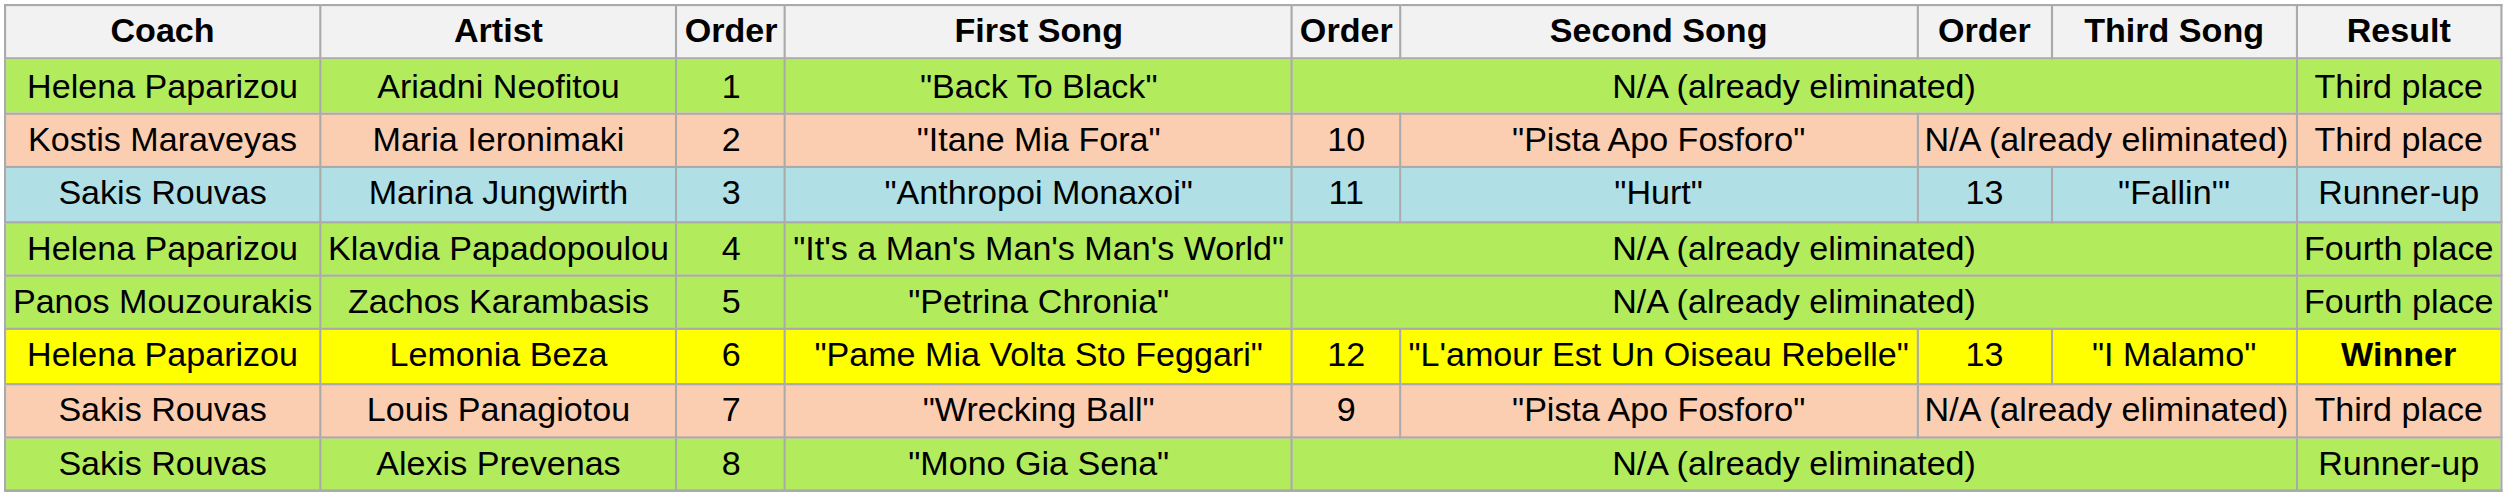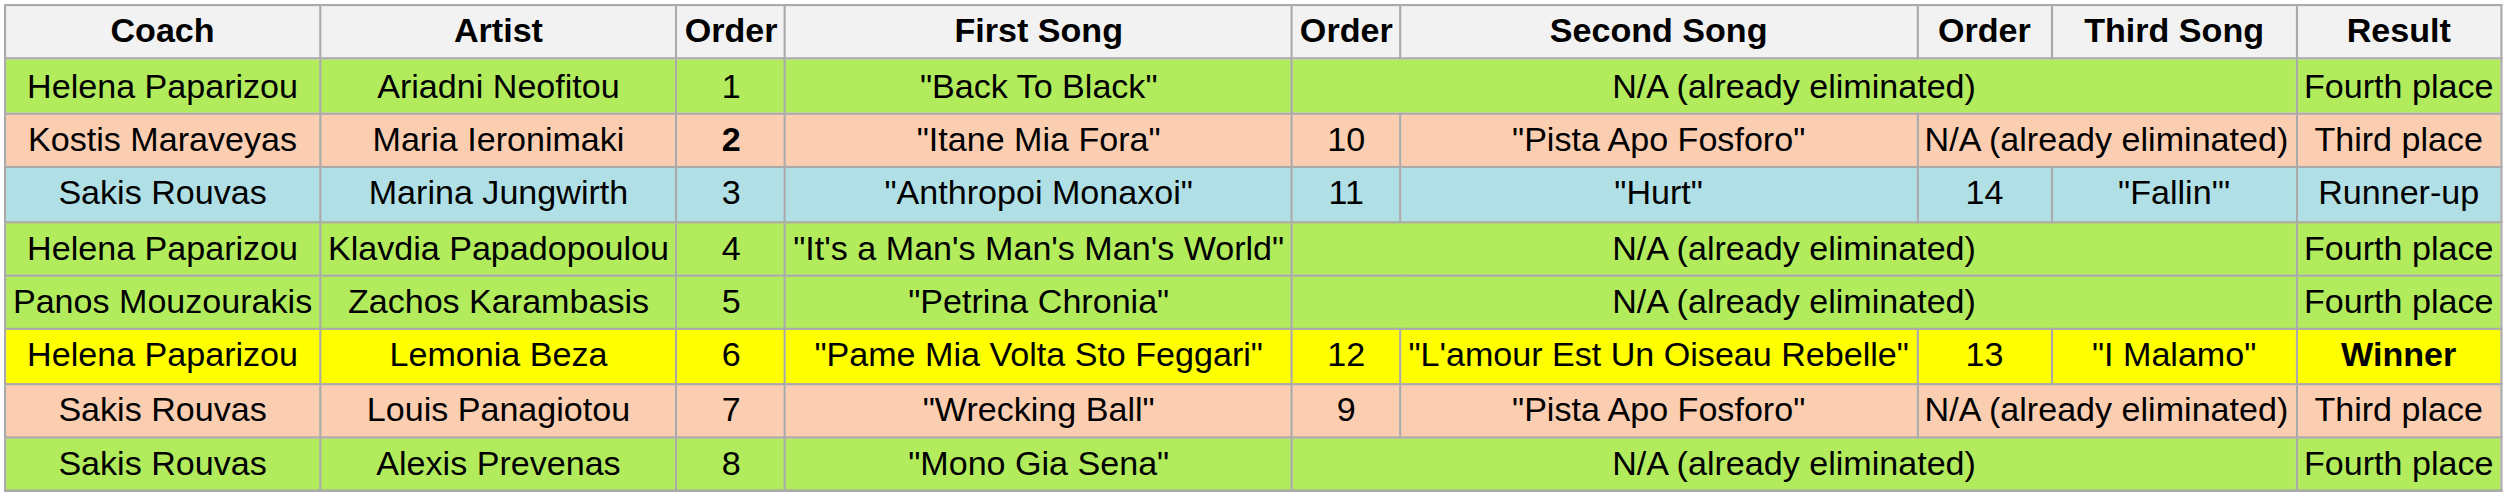(2399, 85) Third place -> (2399, 85) Fourth place
(731, 139) normal -> (731, 139) bold
(1984, 193) 13 -> (1984, 193) 14
(2399, 463) Runner-up -> (2399, 463) Fourth place
